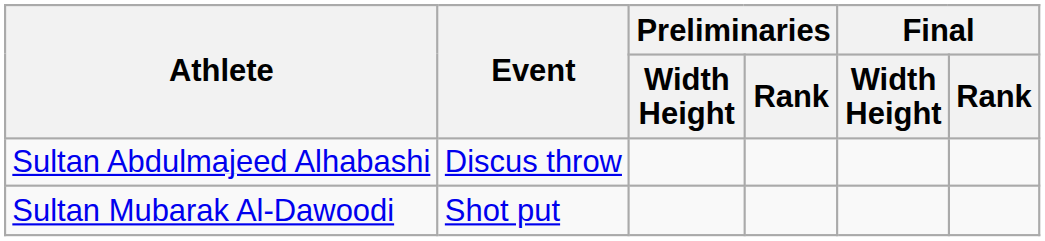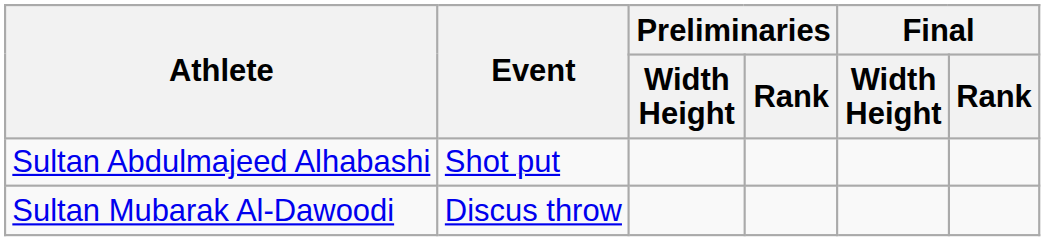(533, 162) Discus throw -> (502, 162) Shot put
(502, 211) Shot put -> (533, 211) Discus throw
